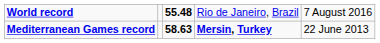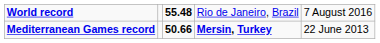(178, 30) 58.63 -> (178, 30) 50.66
